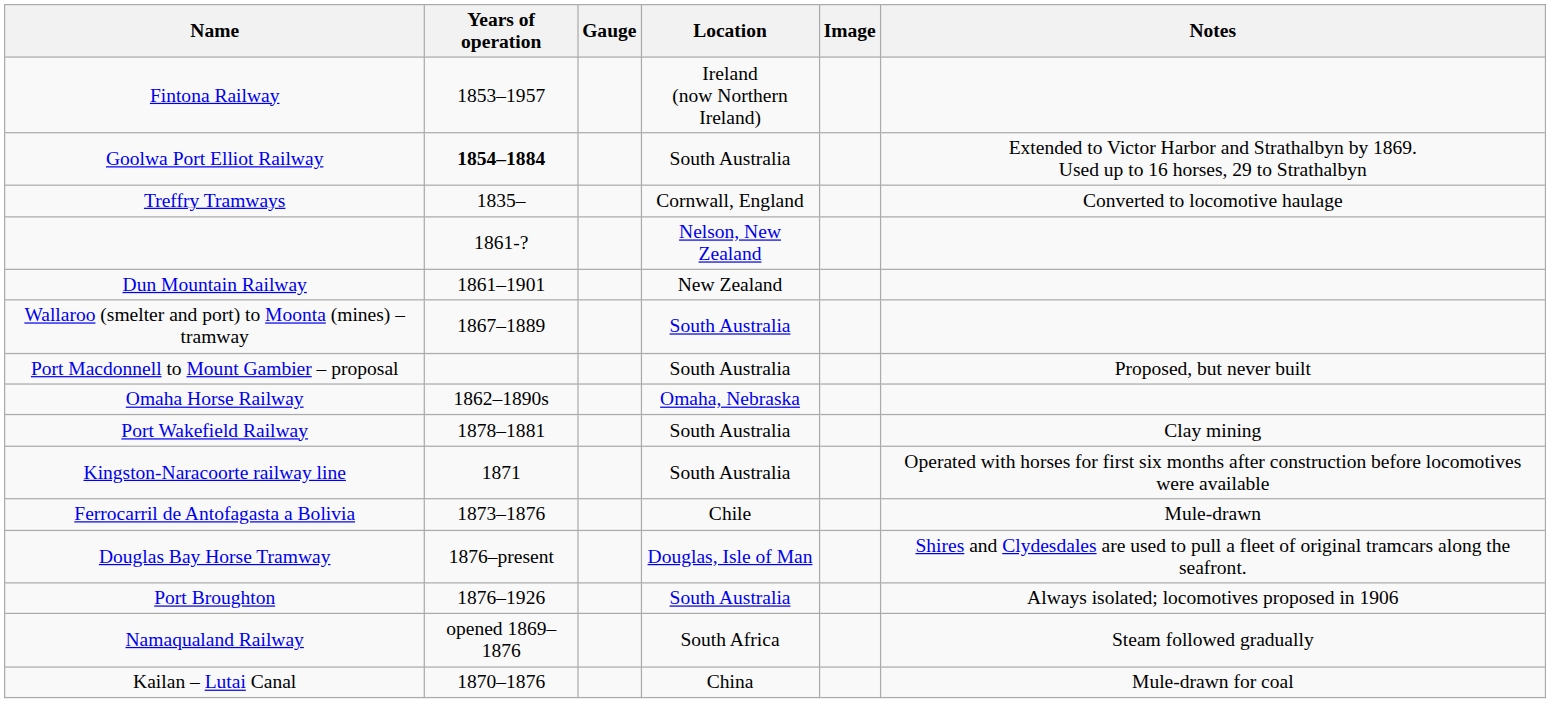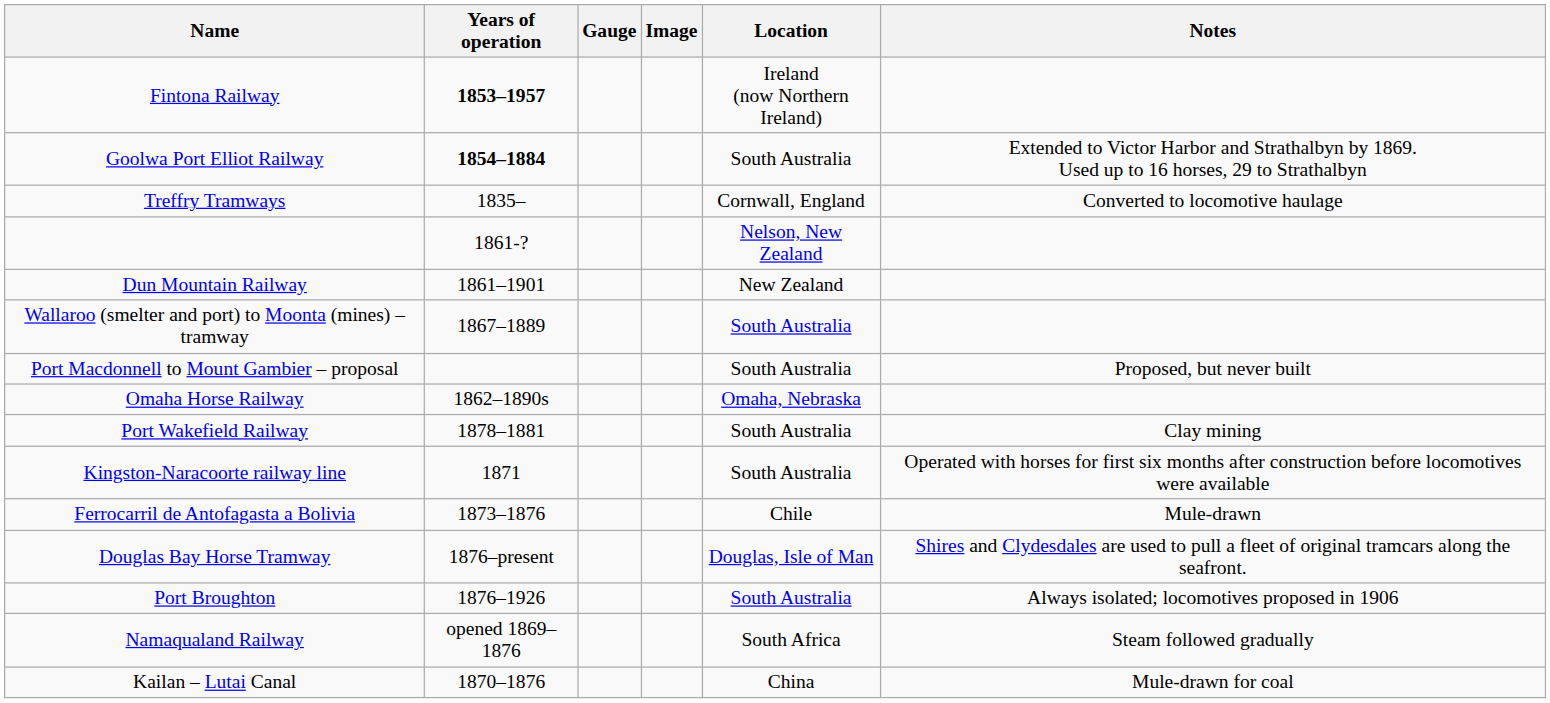columns swapped: (730, 30) <-> (850, 30)
(501, 94) normal -> (501, 94) bold
